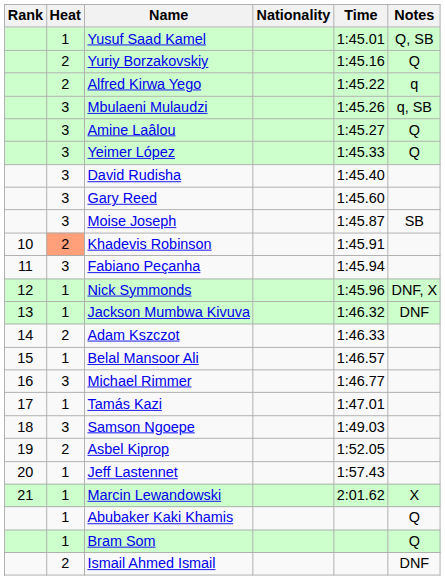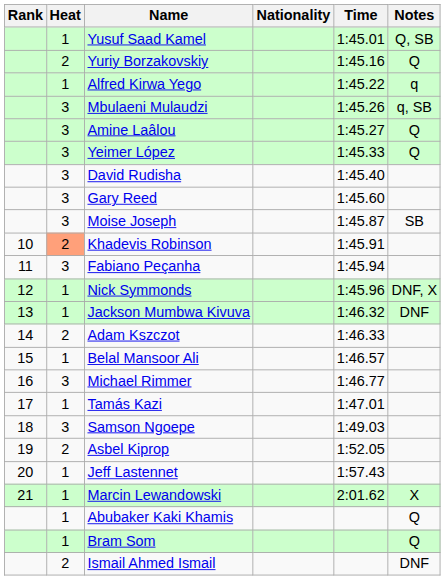(65, 84) 2 -> (65, 84) 1
